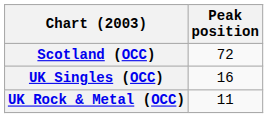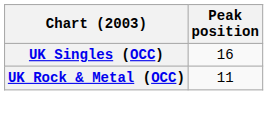- row: (96, 55)
